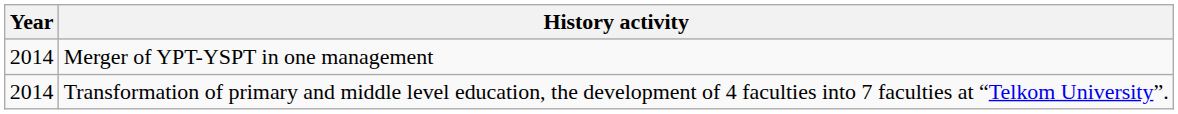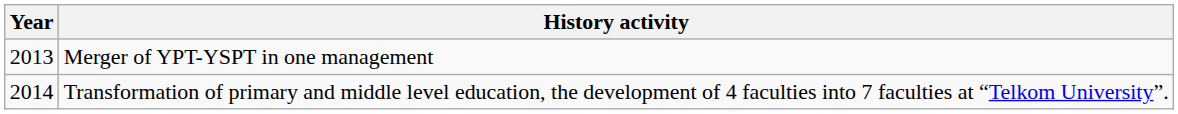(32, 56) 2014 -> (32, 56) 2013
